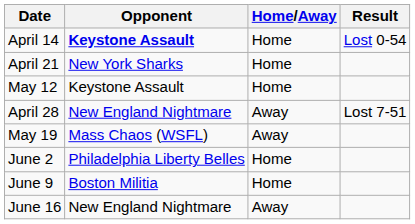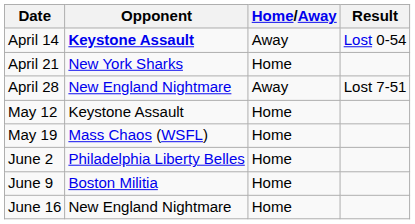(272, 40) Home -> (270, 40) Away
rows swapped: (33, 111) <-> (33, 87)
(270, 135) Away -> (272, 135) Home
(270, 207) Away -> (272, 207) Home
